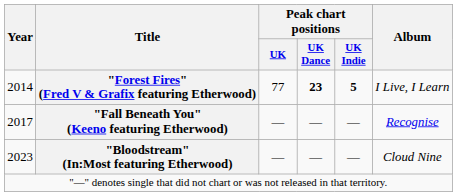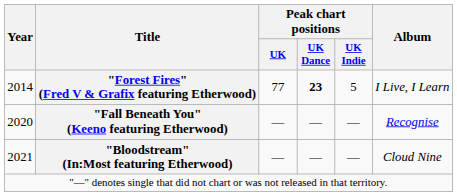(353, 87) bold -> (353, 87) normal
(20, 122) 2017 -> (20, 122) 2020
(20, 156) 2023 -> (20, 156) 2021
